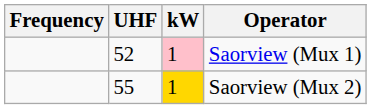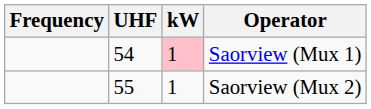(124, 53) 52 -> (124, 53) 54
(172, 86) gold background -> (172, 86) no background
